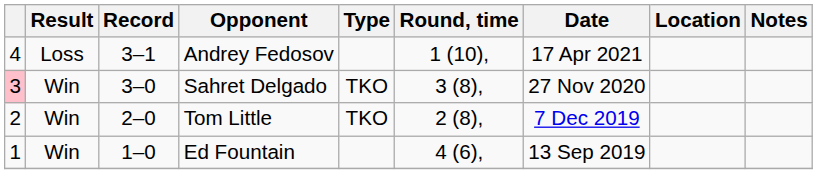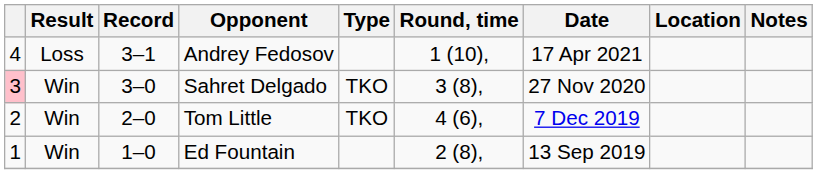(459, 119) 2 (8), -> (459, 119) 4 (6),
(459, 151) 4 (6), -> (459, 151) 2 (8),
